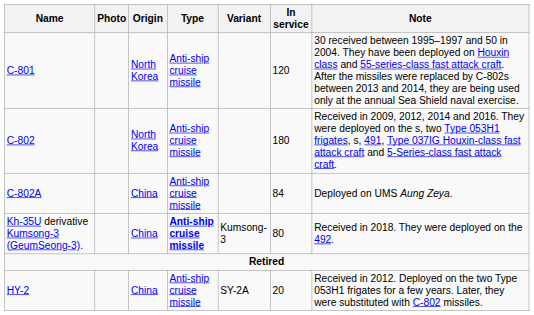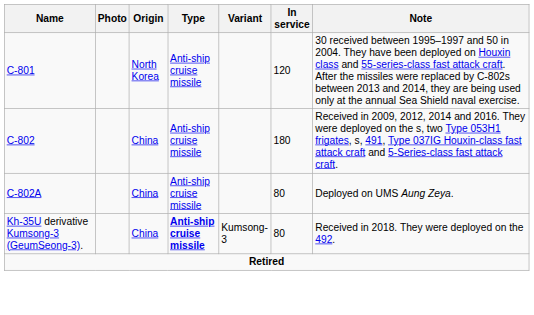(145, 140) North Korea -> (145, 140) China
(278, 192) 84 -> (279, 192) 80
- row: (18, 290)
